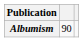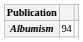(67, 28) 90 -> (67, 28) 94
